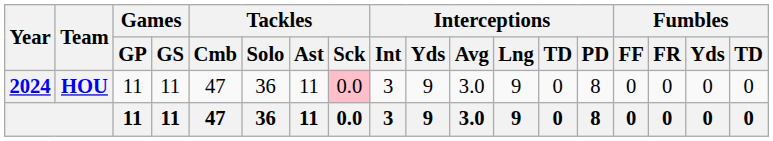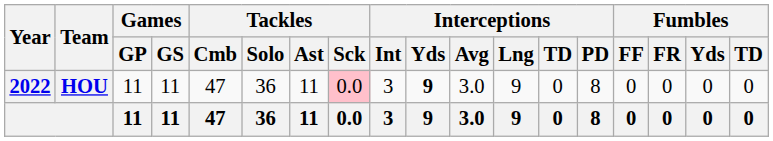(30, 86) 2024 -> (30, 86) 2022
(428, 86) normal -> (428, 86) bold
